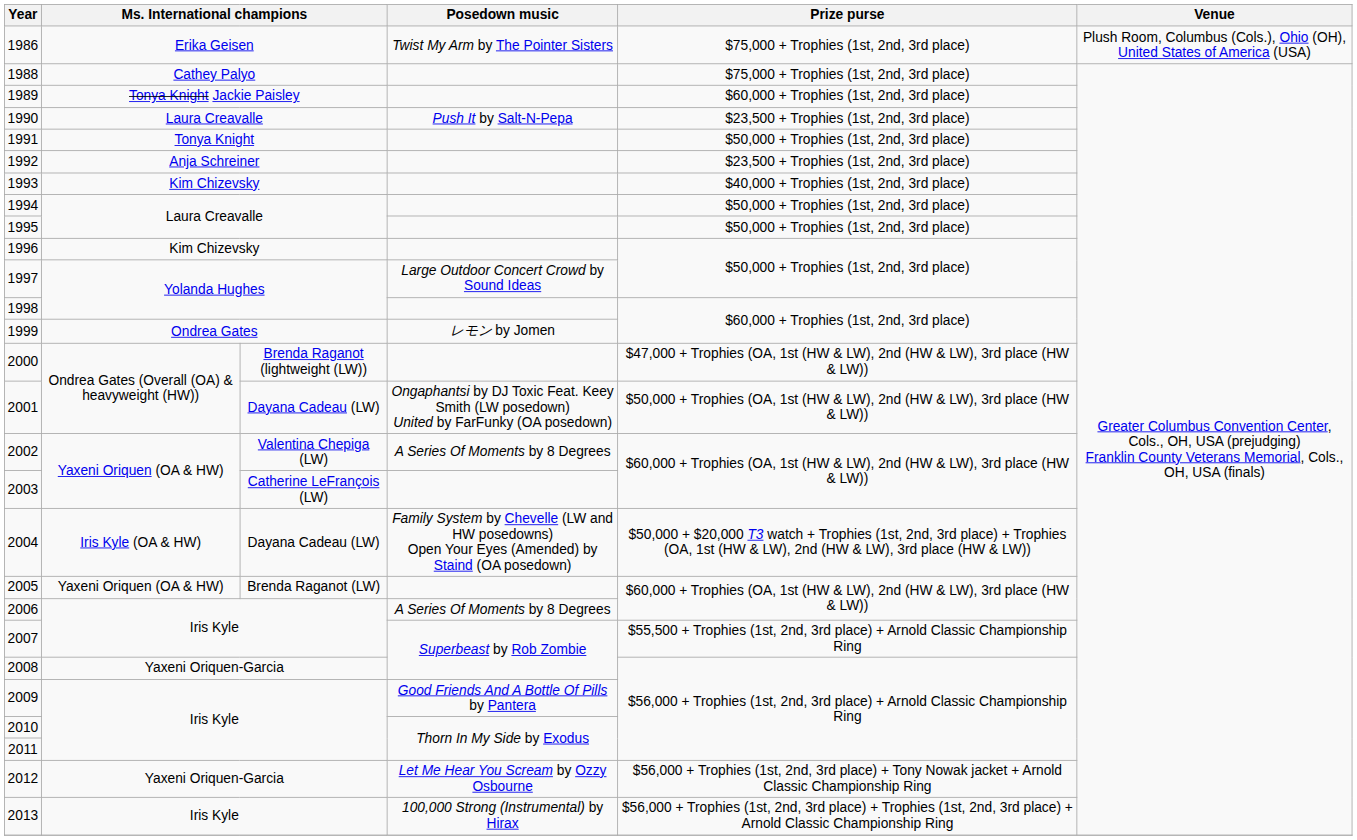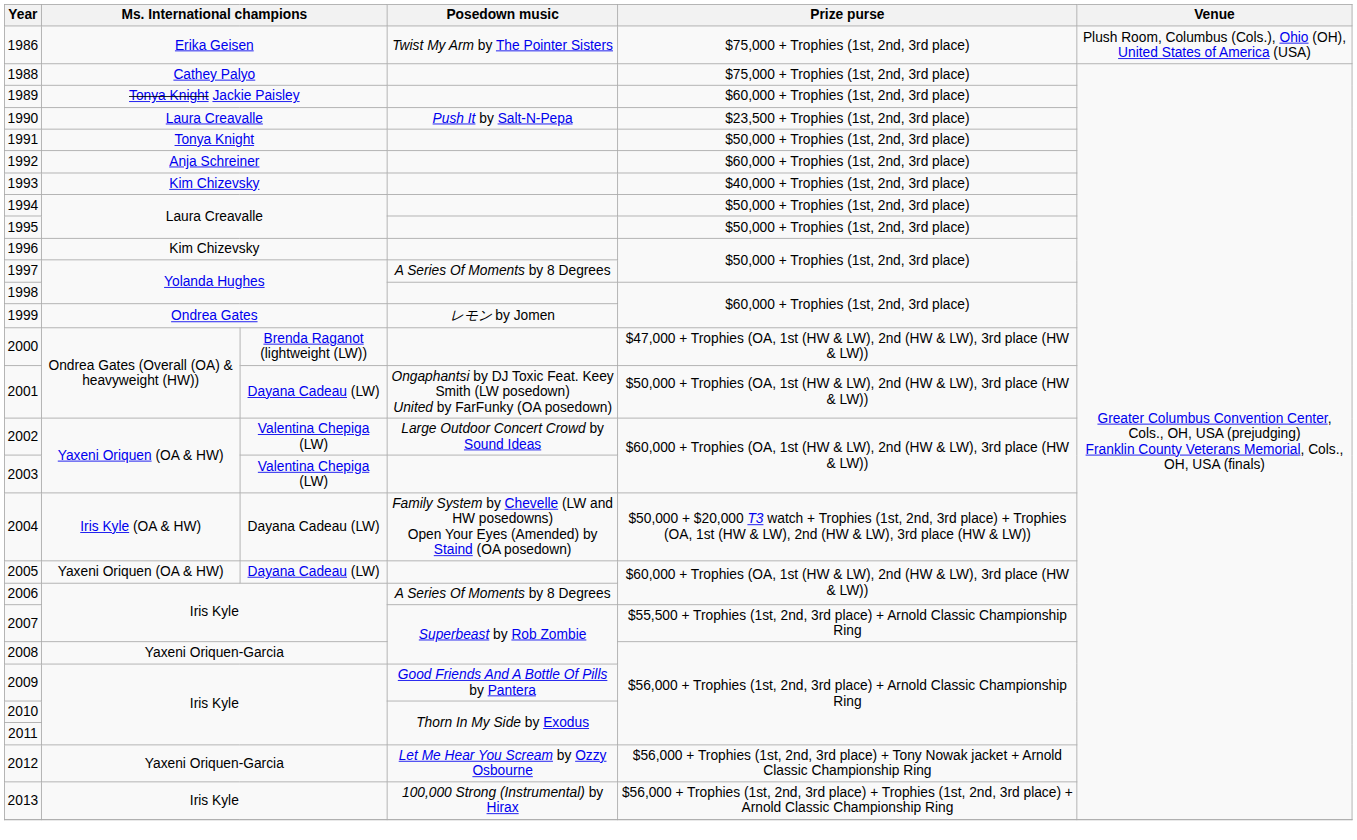(847, 161) $23,500 + Trophies (1st, 2nd, 3rd place) -> (847, 161) $60,000 + Trophies (1st, 2nd, 3rd place)
(503, 278) Large Outdoor Concert Crowd by Sound Ideas -> (503, 270) A Series Of Moments by 8 Degrees
(503, 452) A Series Of Moments by 8 Degrees -> (503, 436) Large Outdoor Concert Crowd by Sound Ideas
(314, 489) Catherine LeFrançois (LW) -> (314, 474) Valentina Chepiga (LW)
(314, 587) Brenda Raganot (LW) -> (314, 571) Dayana Cadeau (LW)
